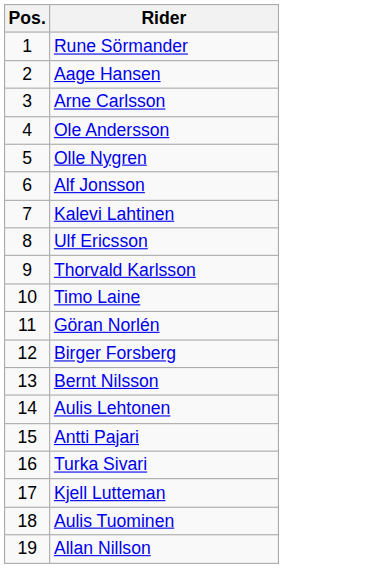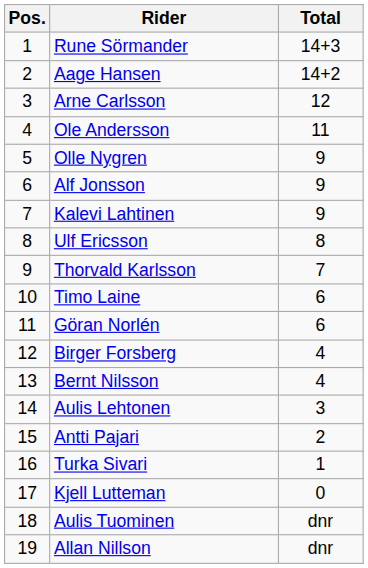+ column: (321, 18)
